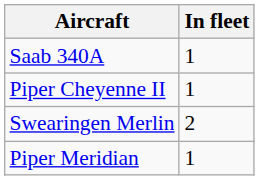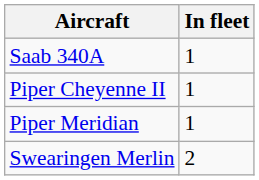rows swapped: (92, 123) <-> (74, 157)
